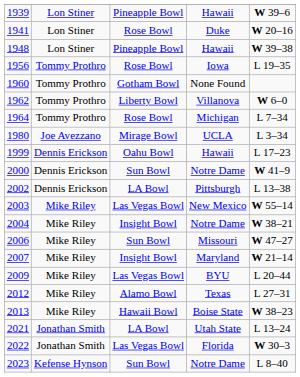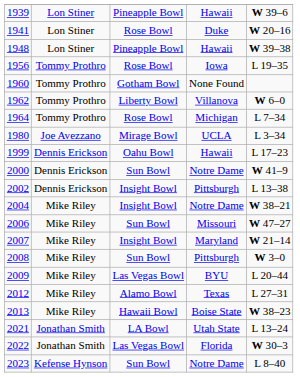(148, 188) LA Bowl -> (148, 188) Insight Bowl
- row: (18, 205)
+ row: (18, 258)
